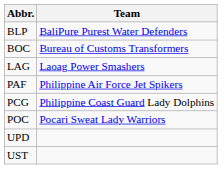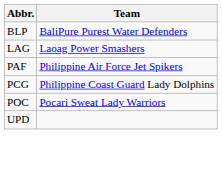- row: (18, 48)
- row: (18, 155)
